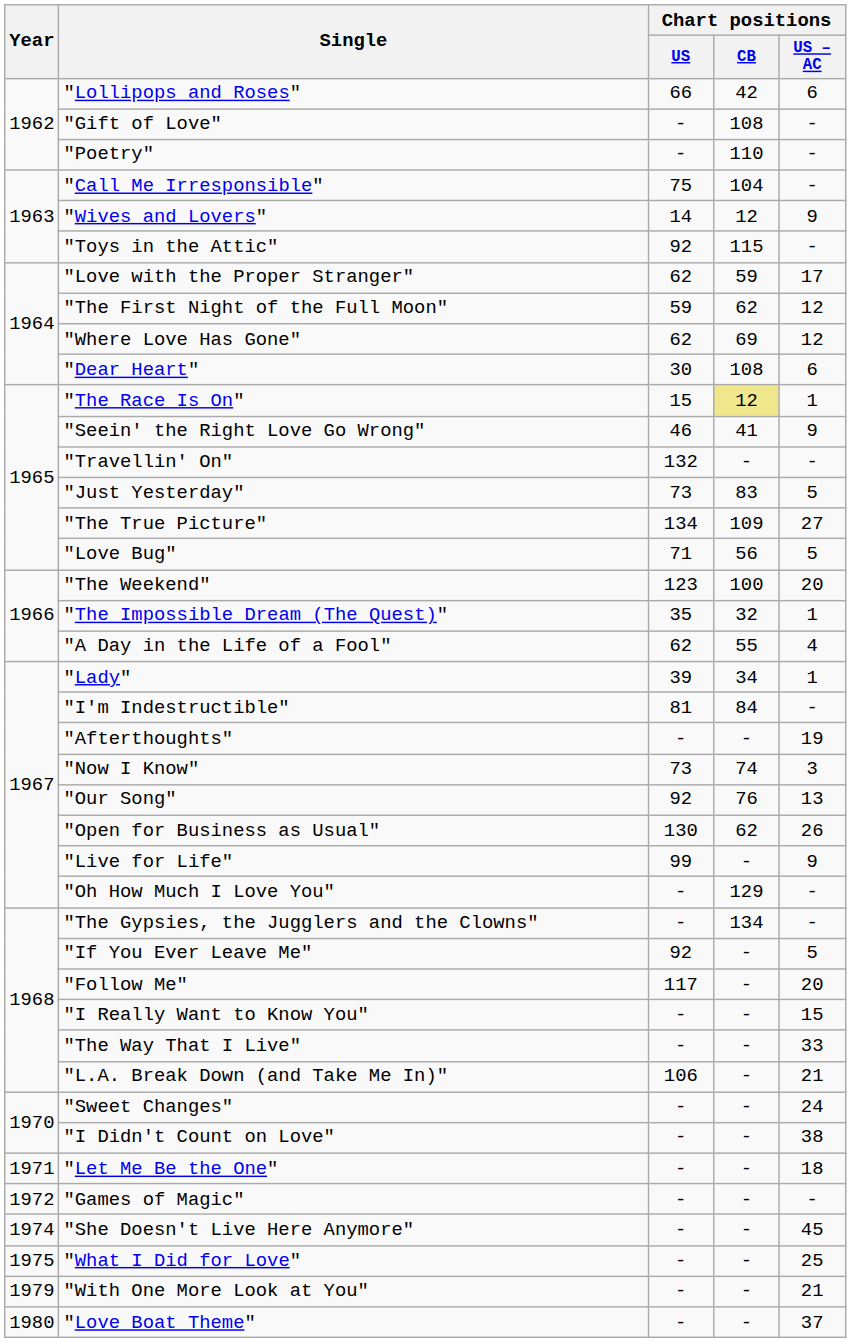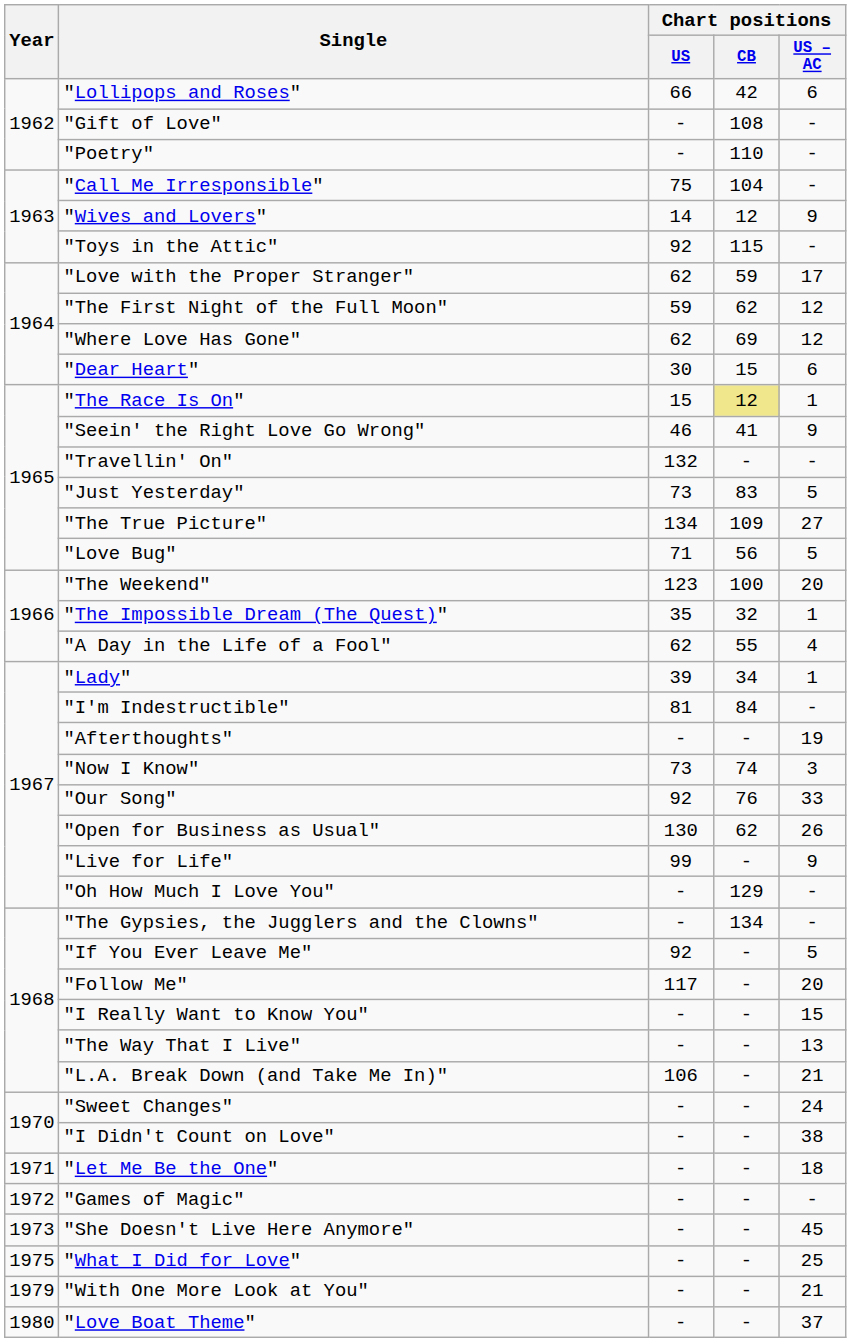(746, 370) 108 -> (746, 370) 15
(812, 800) 13 -> (812, 800) 33
(812, 1046) 33 -> (812, 1046) 13
(32, 1230) 1974 -> (32, 1230) 1973
